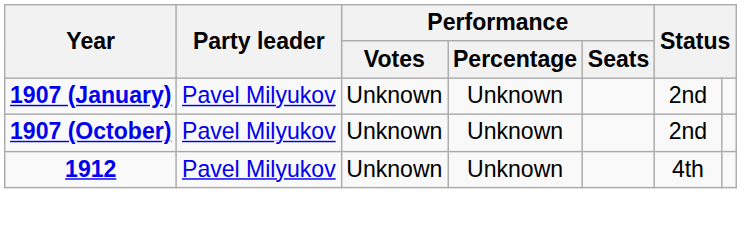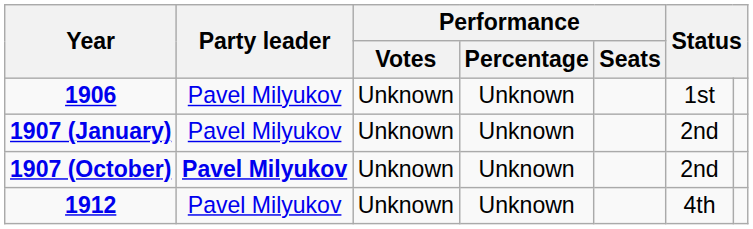+ row: (91, 95)
(259, 132) normal -> (265, 168) bold
